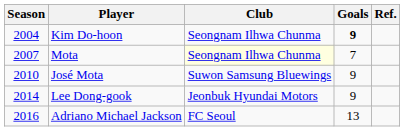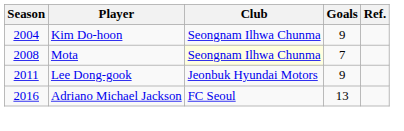(353, 34) bold -> (342, 34) normal
(26, 55) 2007 -> (26, 55) 2008
- row: (77, 75)
(26, 95) 2014 -> (26, 75) 2011
